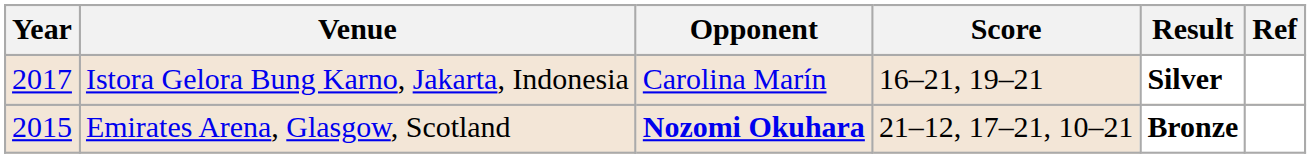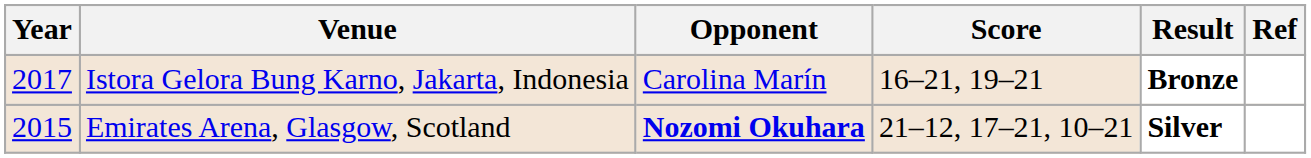(1185, 78) Silver -> (1193, 78) Bronze
(1193, 128) Bronze -> (1185, 128) Silver
